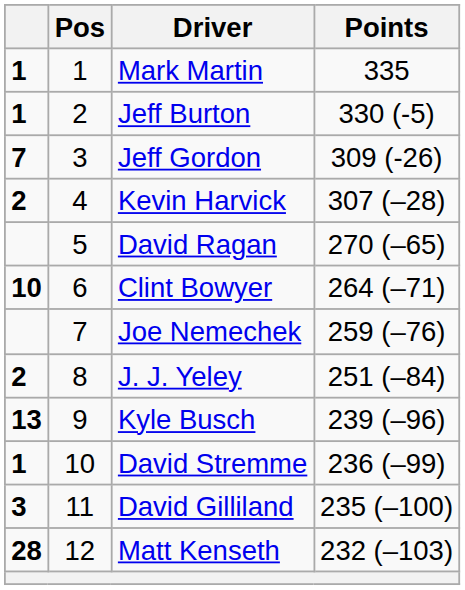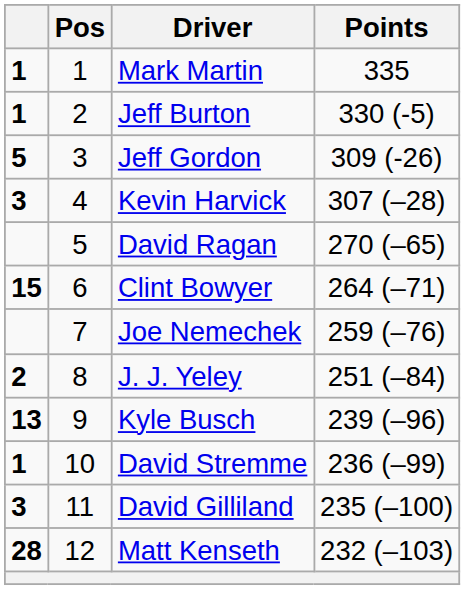(19, 158) 7 -> (19, 158) 5
(19, 201) 2 -> (19, 201) 3
(27, 288) 10 -> (27, 288) 15
